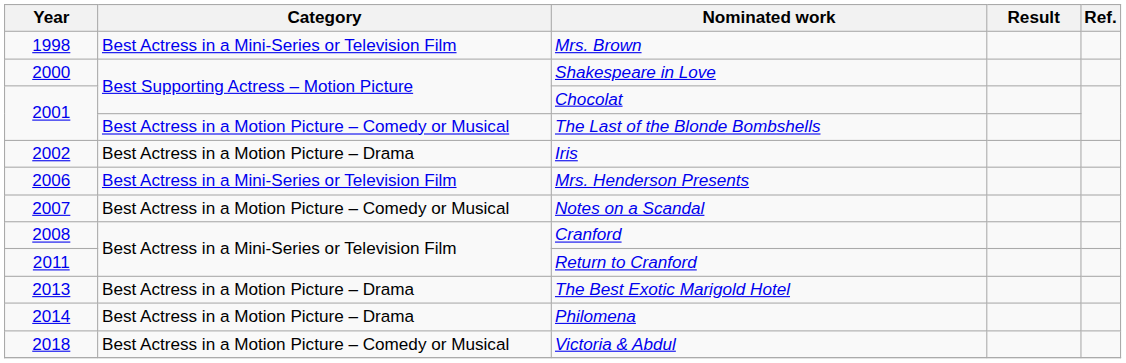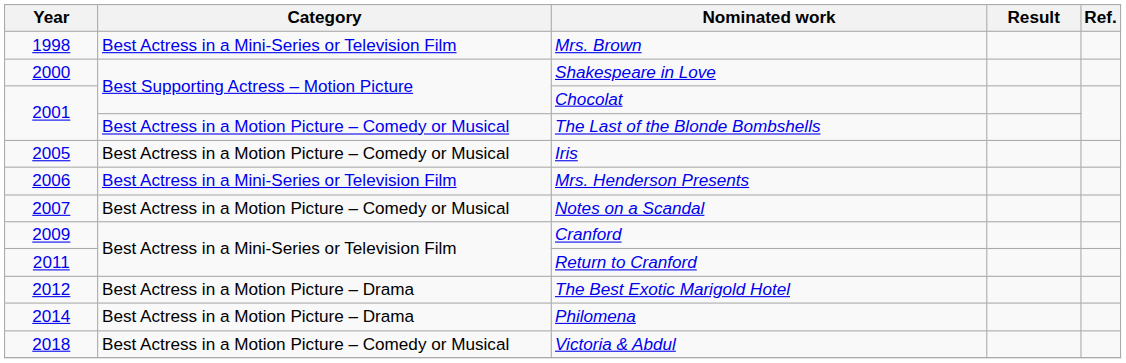(51, 153) 2002 -> (51, 153) 2005
(258, 153) Best Actress in a Motion Picture – Drama -> (306, 153) Best Actress in a Motion Picture – Comedy or Musical
(51, 235) 2008 -> (51, 235) 2009
(51, 289) 2013 -> (51, 289) 2012
